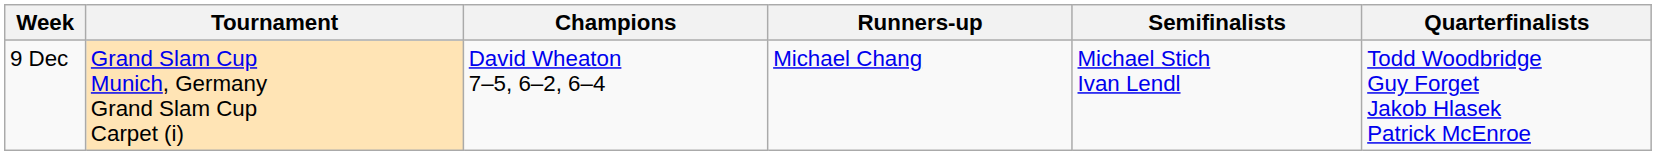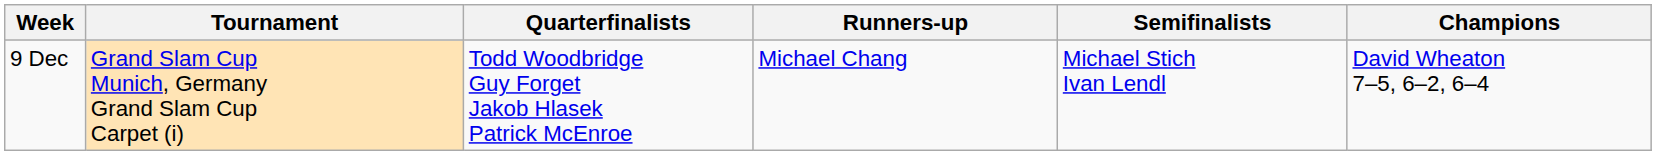columns swapped: (616, 23) <-> (1507, 23)
